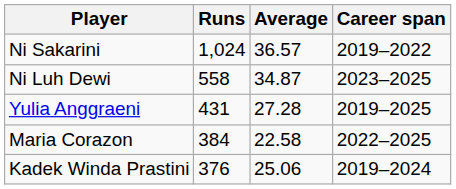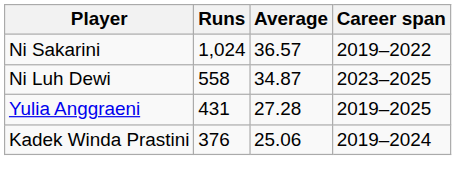- row: (71, 139)
